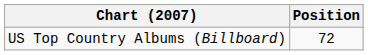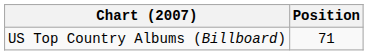(326, 39) 72 -> (326, 39) 71
